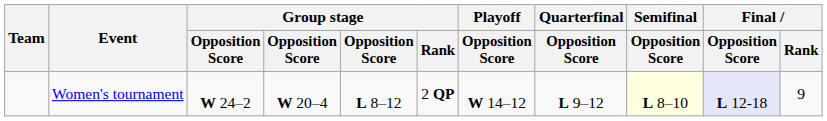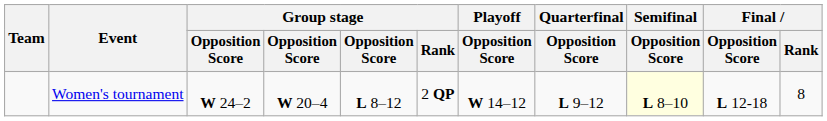(742, 103) lavender background -> (742, 103) no background
(801, 94) 9 -> (801, 94) 8
